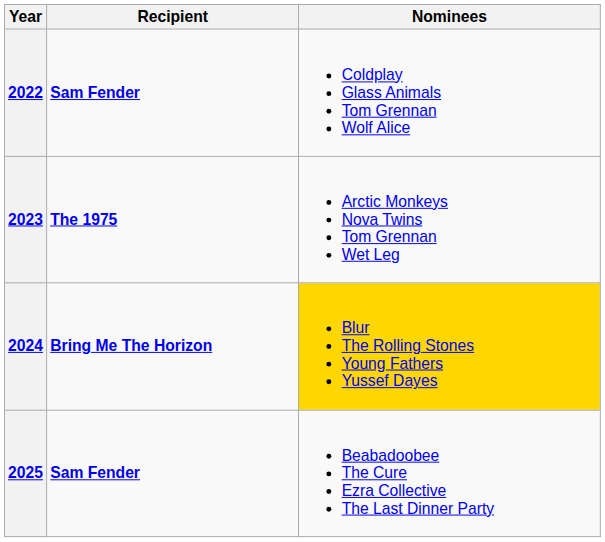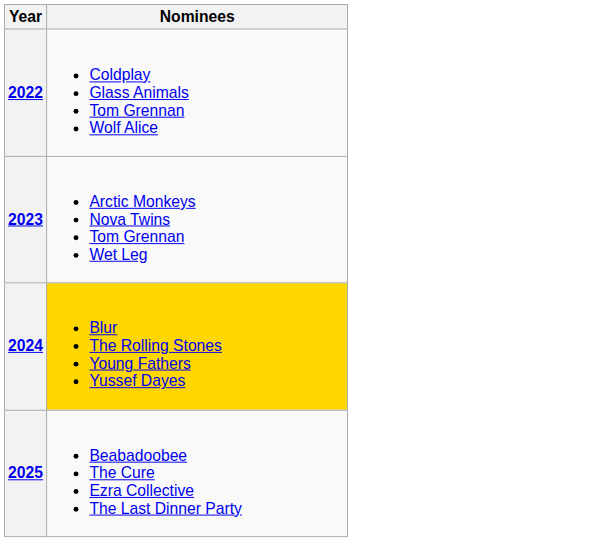- column: (173, 16)
